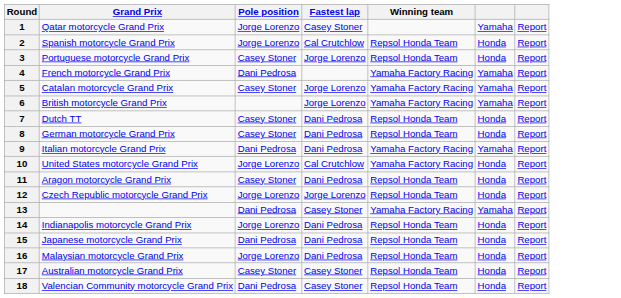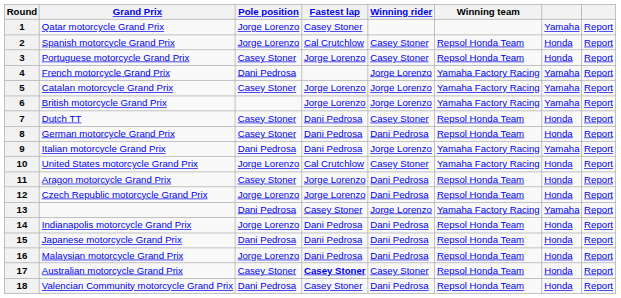+ column: (401, 12)
(333, 179) Dani Pedrosa -> (335, 179) Jorge Lorenzo
(333, 270) normal -> (335, 270) bold
